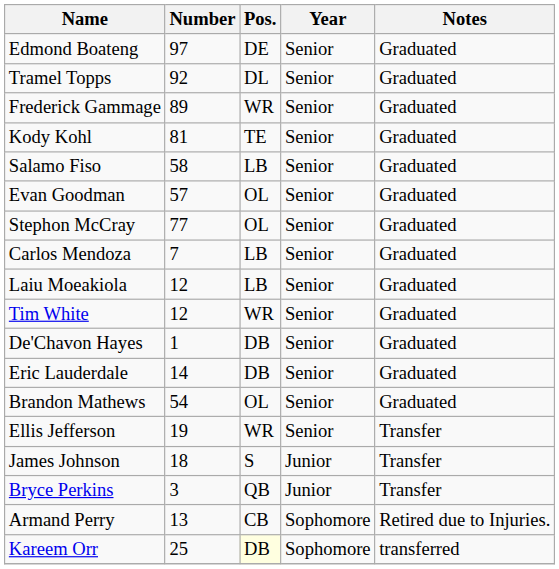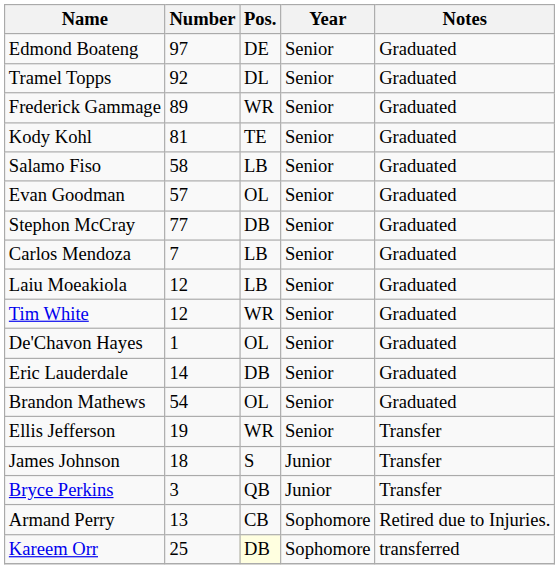(256, 225) OL -> (257, 225) DB
(257, 343) DB -> (256, 343) OL
